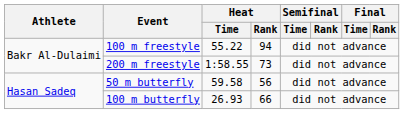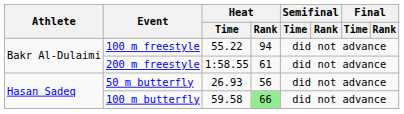(266, 64) 73 -> (266, 64) 61
(227, 82) 59.58 -> (227, 82) 26.93
(227, 99) 26.93 -> (227, 99) 59.58
(266, 99) no background -> (266, 99) lightgreen background
